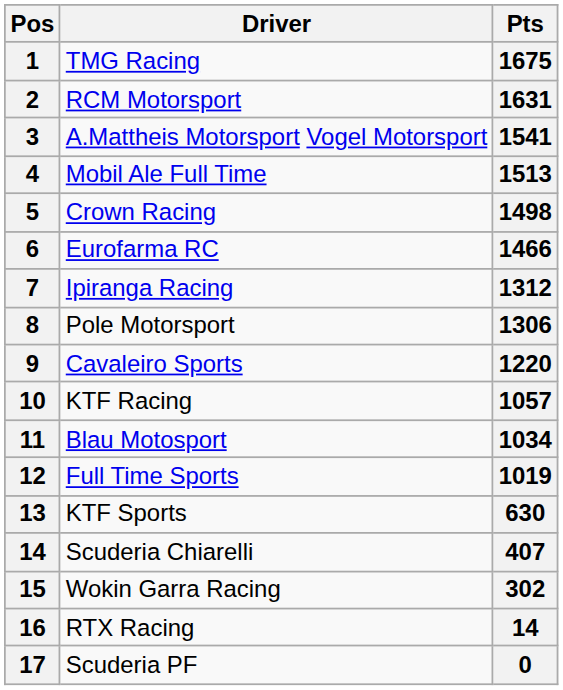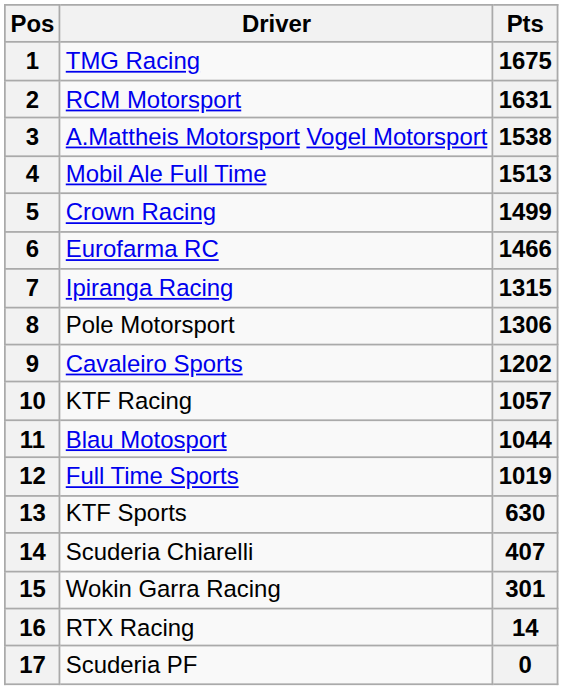(525, 137) 1541 -> (525, 137) 1538
(525, 212) 1498 -> (525, 212) 1499
(525, 287) 1312 -> (525, 287) 1315
(525, 363) 1220 -> (525, 363) 1202
(525, 438) 1034 -> (525, 438) 1044
(525, 589) 302 -> (525, 589) 301
